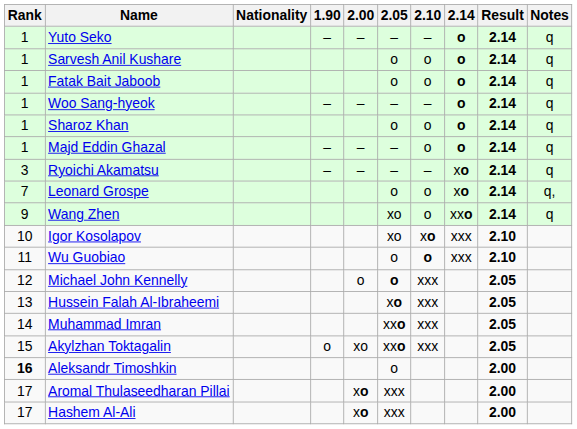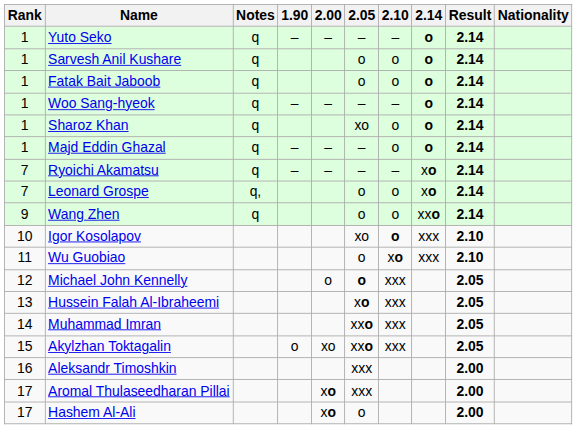columns swapped: (272, 15) <-> (550, 15)
(394, 125) o -> (362, 125) xo
(25, 170) 3 -> (25, 170) 7
(394, 214) xo -> (362, 214) o
(428, 236) xo -> (395, 236) o
(428, 258) o -> (395, 258) xo
(25, 368) bold -> (25, 368) normal
(394, 368) o -> (362, 368) xxx
(394, 412) xxx -> (362, 412) o
